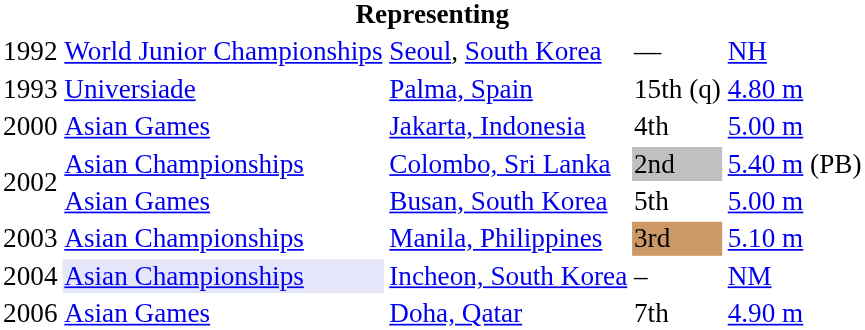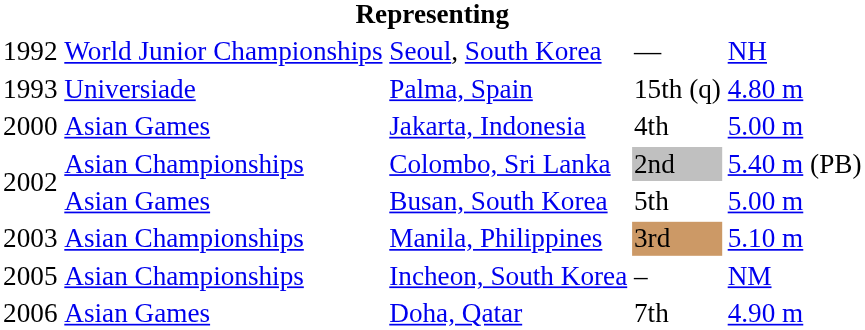(30, 275) 2004 -> (30, 275) 2005
(184, 275) lavender background -> (184, 275) no background
